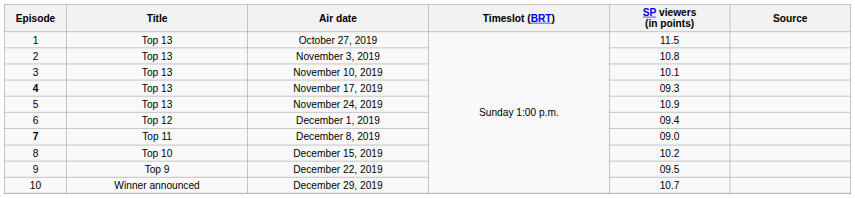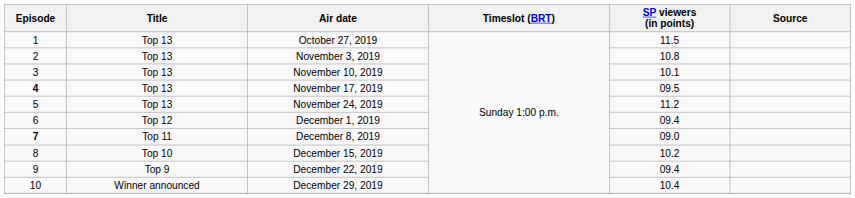(670, 88) 09.3 -> (670, 88) 09.5
(670, 105) 10.9 -> (670, 105) 11.2
(670, 169) 09.5 -> (670, 169) 09.4
(670, 185) 10.7 -> (670, 185) 10.4
